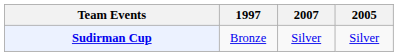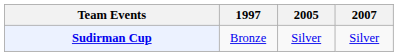columns swapped: (364, 15) <-> (306, 15)
